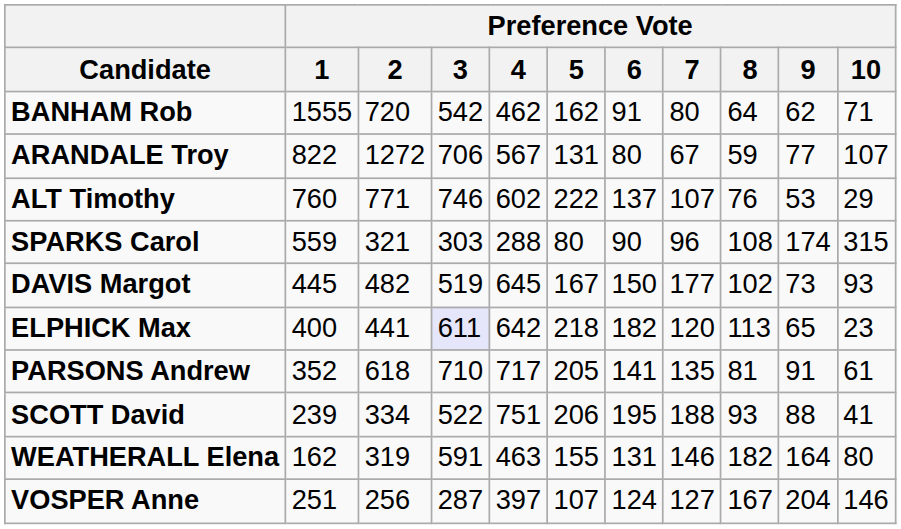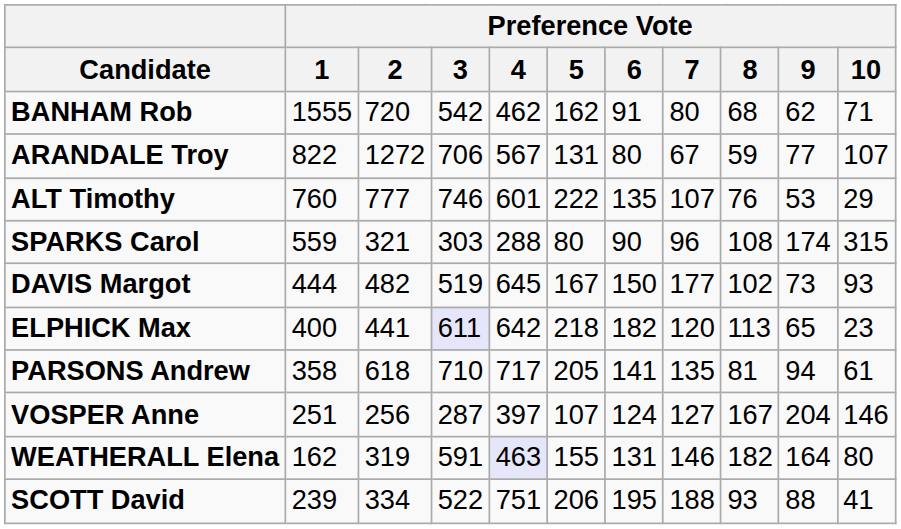(743, 112) 64 -> (743, 112) 68
(387, 198) 771 -> (387, 198) 777
(518, 198) 602 -> (518, 198) 601
(634, 198) 137 -> (634, 198) 135
(314, 284) 445 -> (314, 284) 444
(314, 371) 352 -> (314, 371) 358
(800, 371) 91 -> (800, 371) 94
rows swapped: (98, 414) <-> (105, 500)
(518, 457) no background -> (518, 457) lavender background
